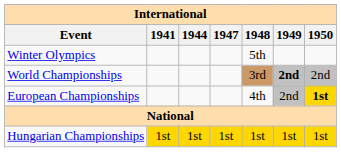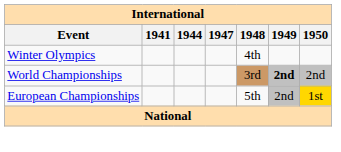(257, 55) 5th -> (252, 55) 4th
(257, 95) 4th -> (252, 95) 5th
(320, 95) bold -> (315, 95) normal
- row: (76, 136)
